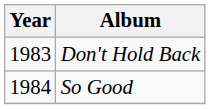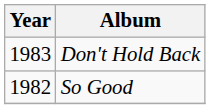(30, 86) 1984 -> (30, 86) 1982
